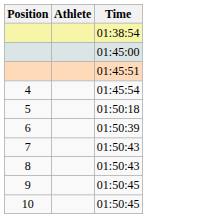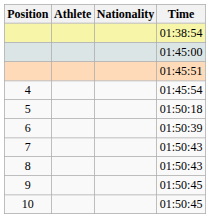+ column: (126, 14)
